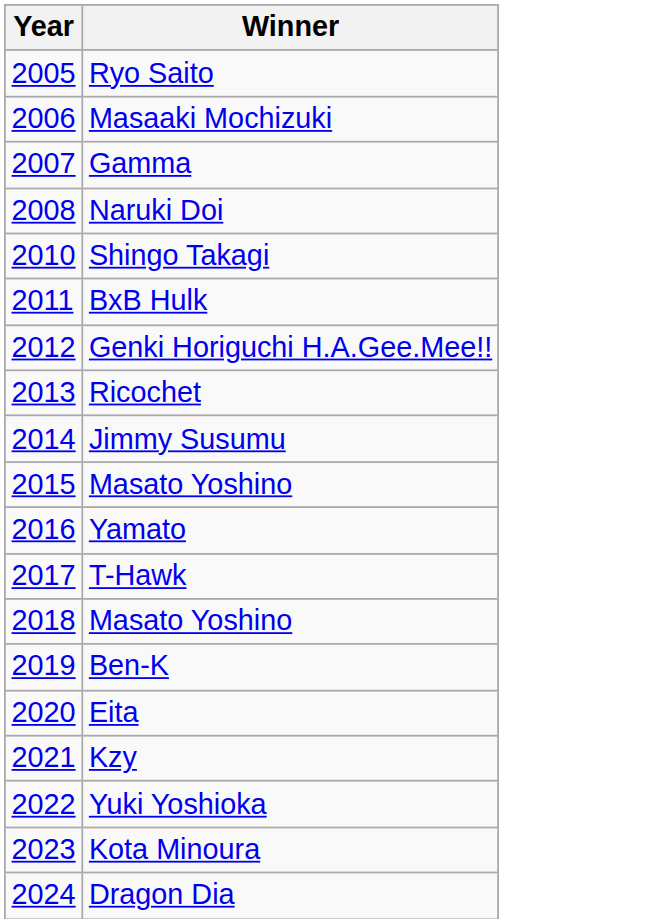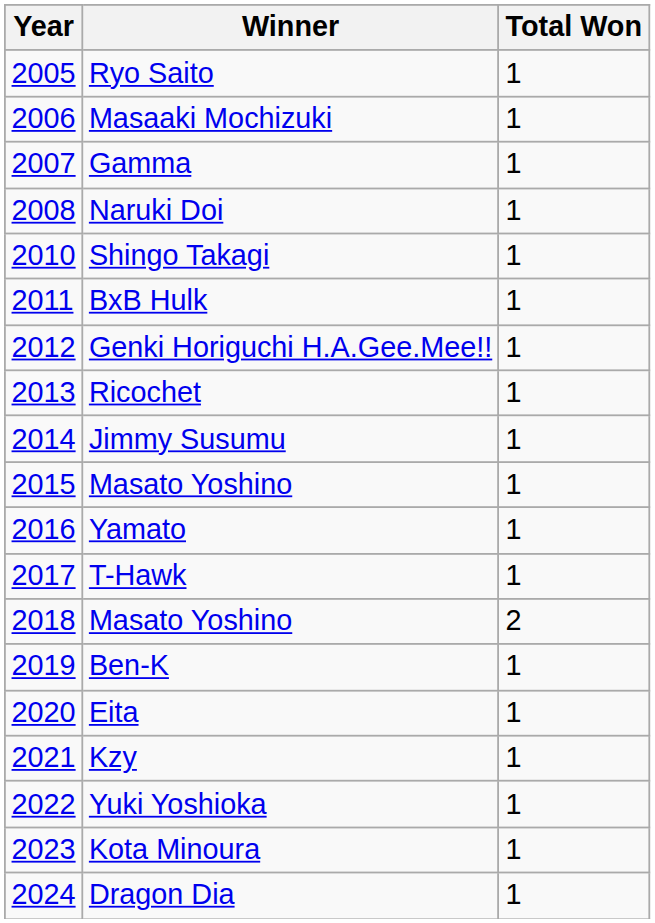+ column: (574, 27)
